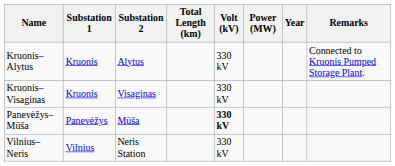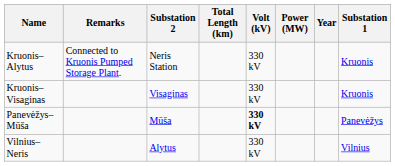columns swapped: (89, 23) <-> (349, 23)
(131, 61) Alytus -> (163, 61) Neris Station
(131, 147) Neris Station -> (163, 147) Alytus
